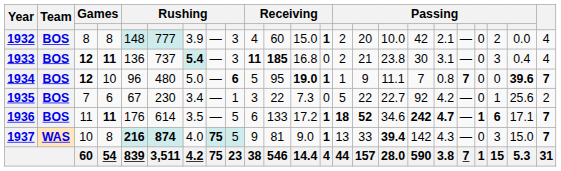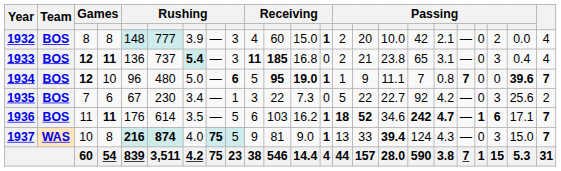(421, 59) 30 -> (421, 59) 65
(277, 78) normal -> (277, 78) bold
(497, 98) 1 -> (497, 98) 3
(277, 117) 133 -> (277, 117) 103
(305, 117) 17.2 -> (305, 117) 16.2
(421, 137) 142 -> (421, 137) 124
